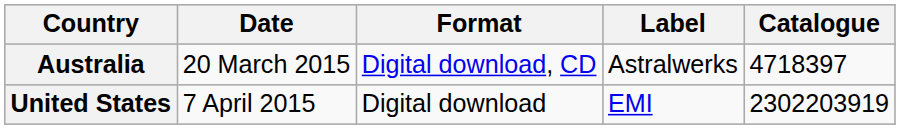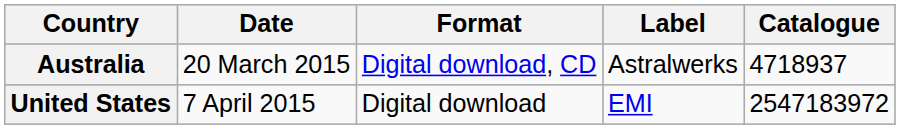(798, 64) 4718397 -> (798, 64) 4718937
(819, 104) 2302203919 -> (819, 104) 2547183972
